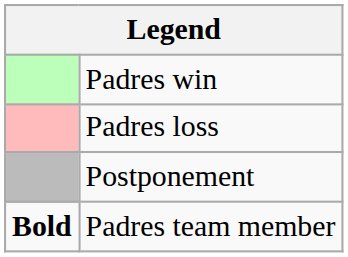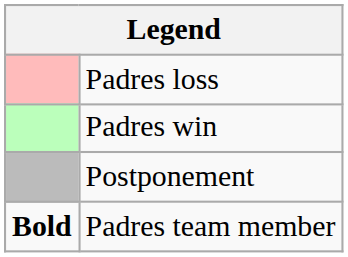rows swapped: (151, 78) <-> (152, 127)
